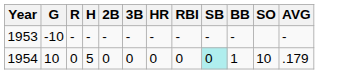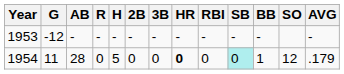+ column: (80, 15)
(54, 36) -10 -> (54, 36) -12
(52, 58) 10 -> (51, 58) 11
(153, 58) normal -> (179, 58) bold
(264, 58) 10 -> (290, 58) 12
